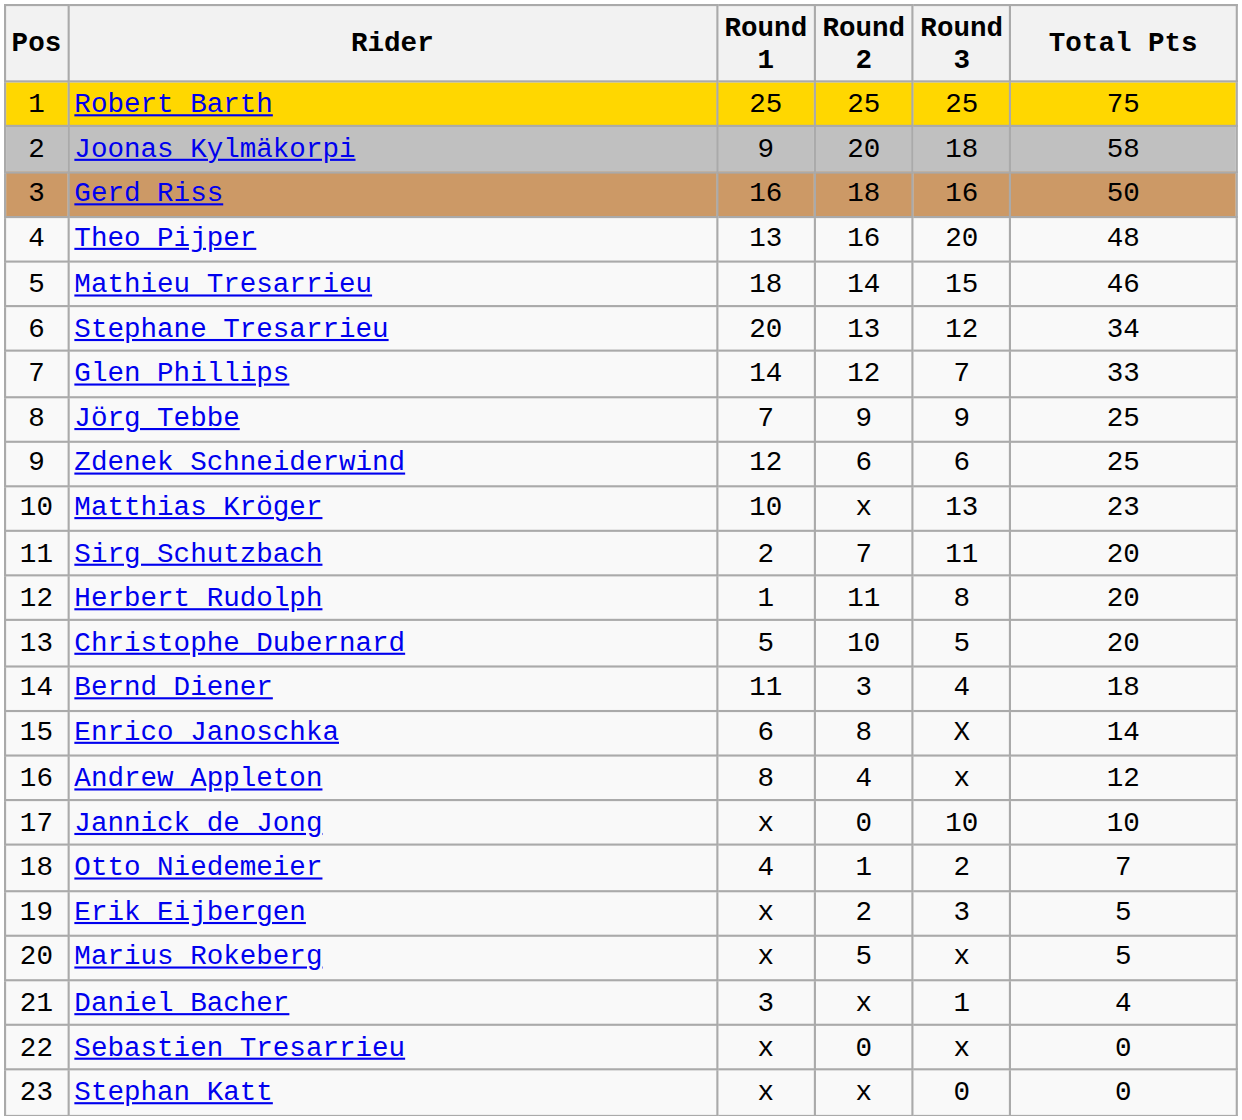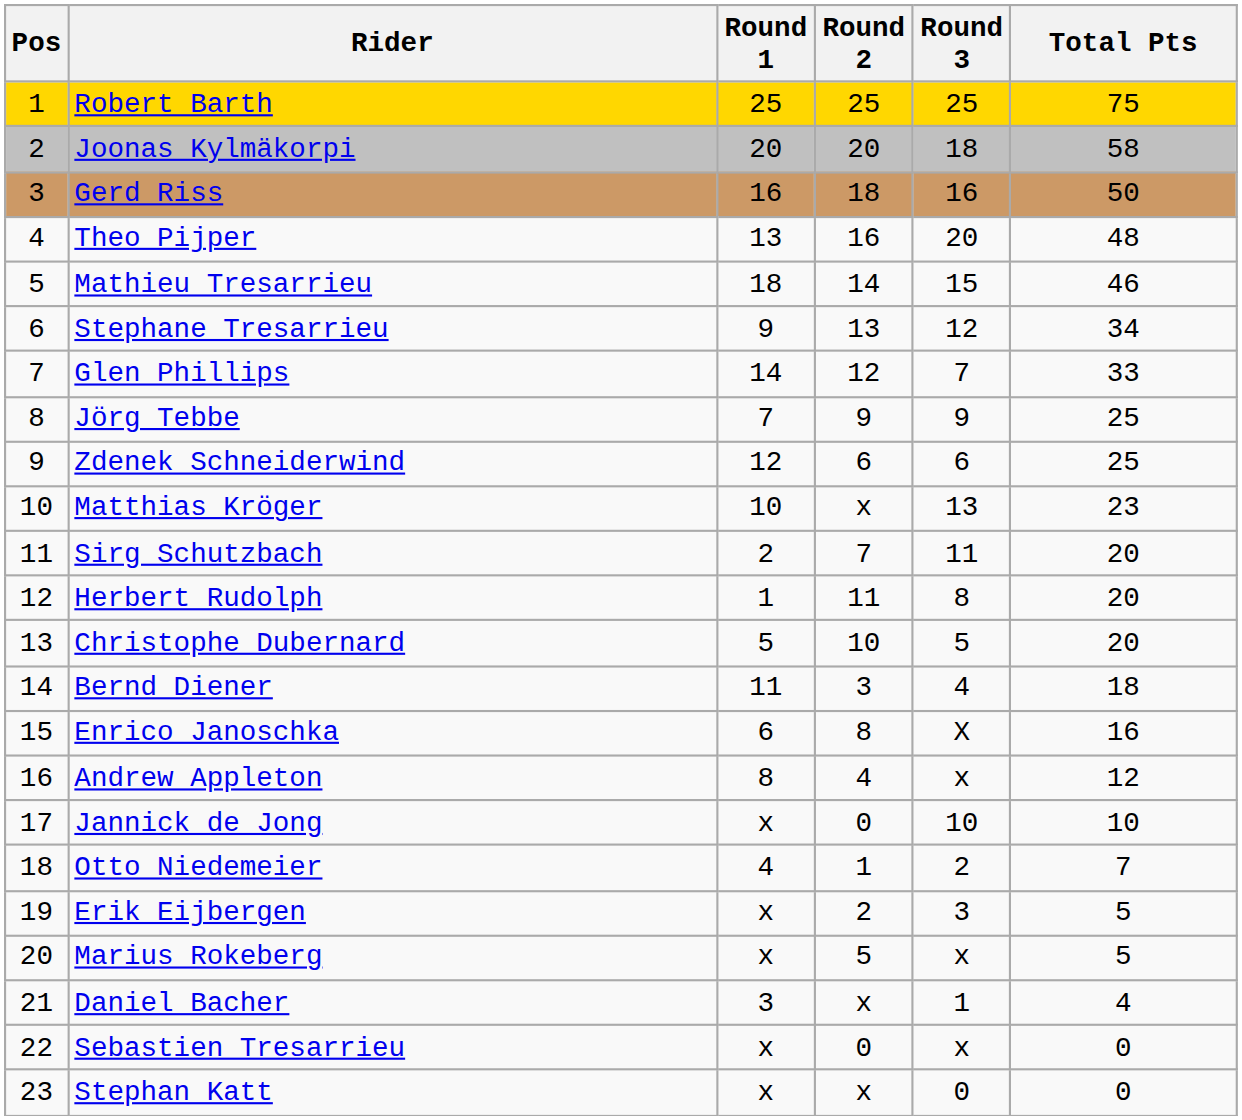(766, 149) 9 -> (766, 149) 20
(766, 329) 20 -> (766, 329) 9
(1123, 733) 14 -> (1123, 733) 16
